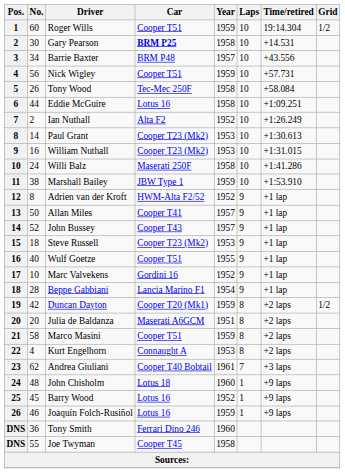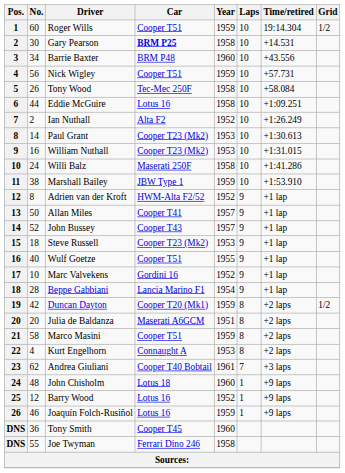(226, 58) 1957 -> (226, 58) 1960
(34, 398) 45 -> (34, 398) 12
(169, 429) Ferrari Dino 246 -> (160, 429) Cooper T45
(160, 444) Cooper T45 -> (169, 444) Ferrari Dino 246
